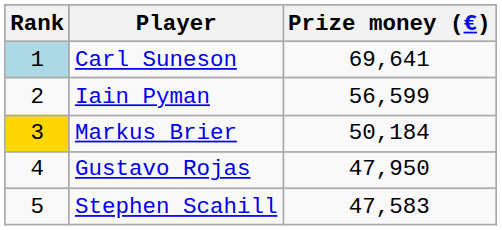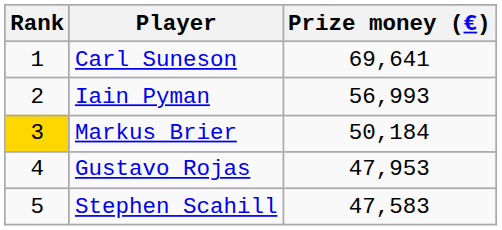(37, 60) lightblue background -> (37, 60) no background
(389, 97) 56,599 -> (389, 97) 56,993
(389, 170) 47,950 -> (389, 170) 47,953
